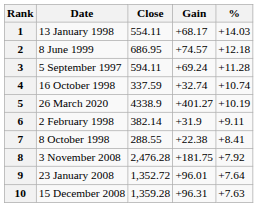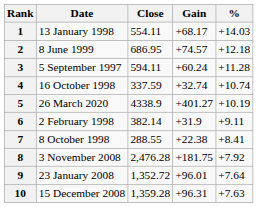(191, 67) +69.24 -> (191, 67) +60.24
